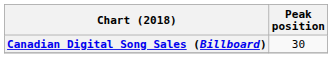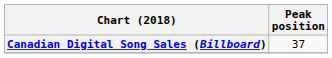(298, 44) 30 -> (298, 44) 37
